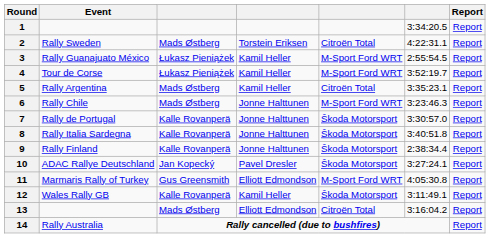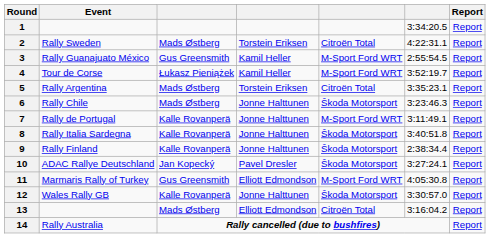(197, 57) Łukasz Pieniążek -> (194, 57) Gus Greensmith
(265, 88) Kamil Heller -> (273, 88) Torstein Eriksen
(362, 103) M-Sport Ford WRT -> (359, 103) Škoda Motorsport
(359, 118) Škoda Motorsport -> (362, 118) M-Sport Ford WRT
(427, 118) 3:30:57.0 -> (427, 118) 3:11:49.1
(265, 194) Kamil Heller -> (274, 194) Jonne Halttunen
(427, 194) 3:11:49.1 -> (427, 194) 3:30:57.0
